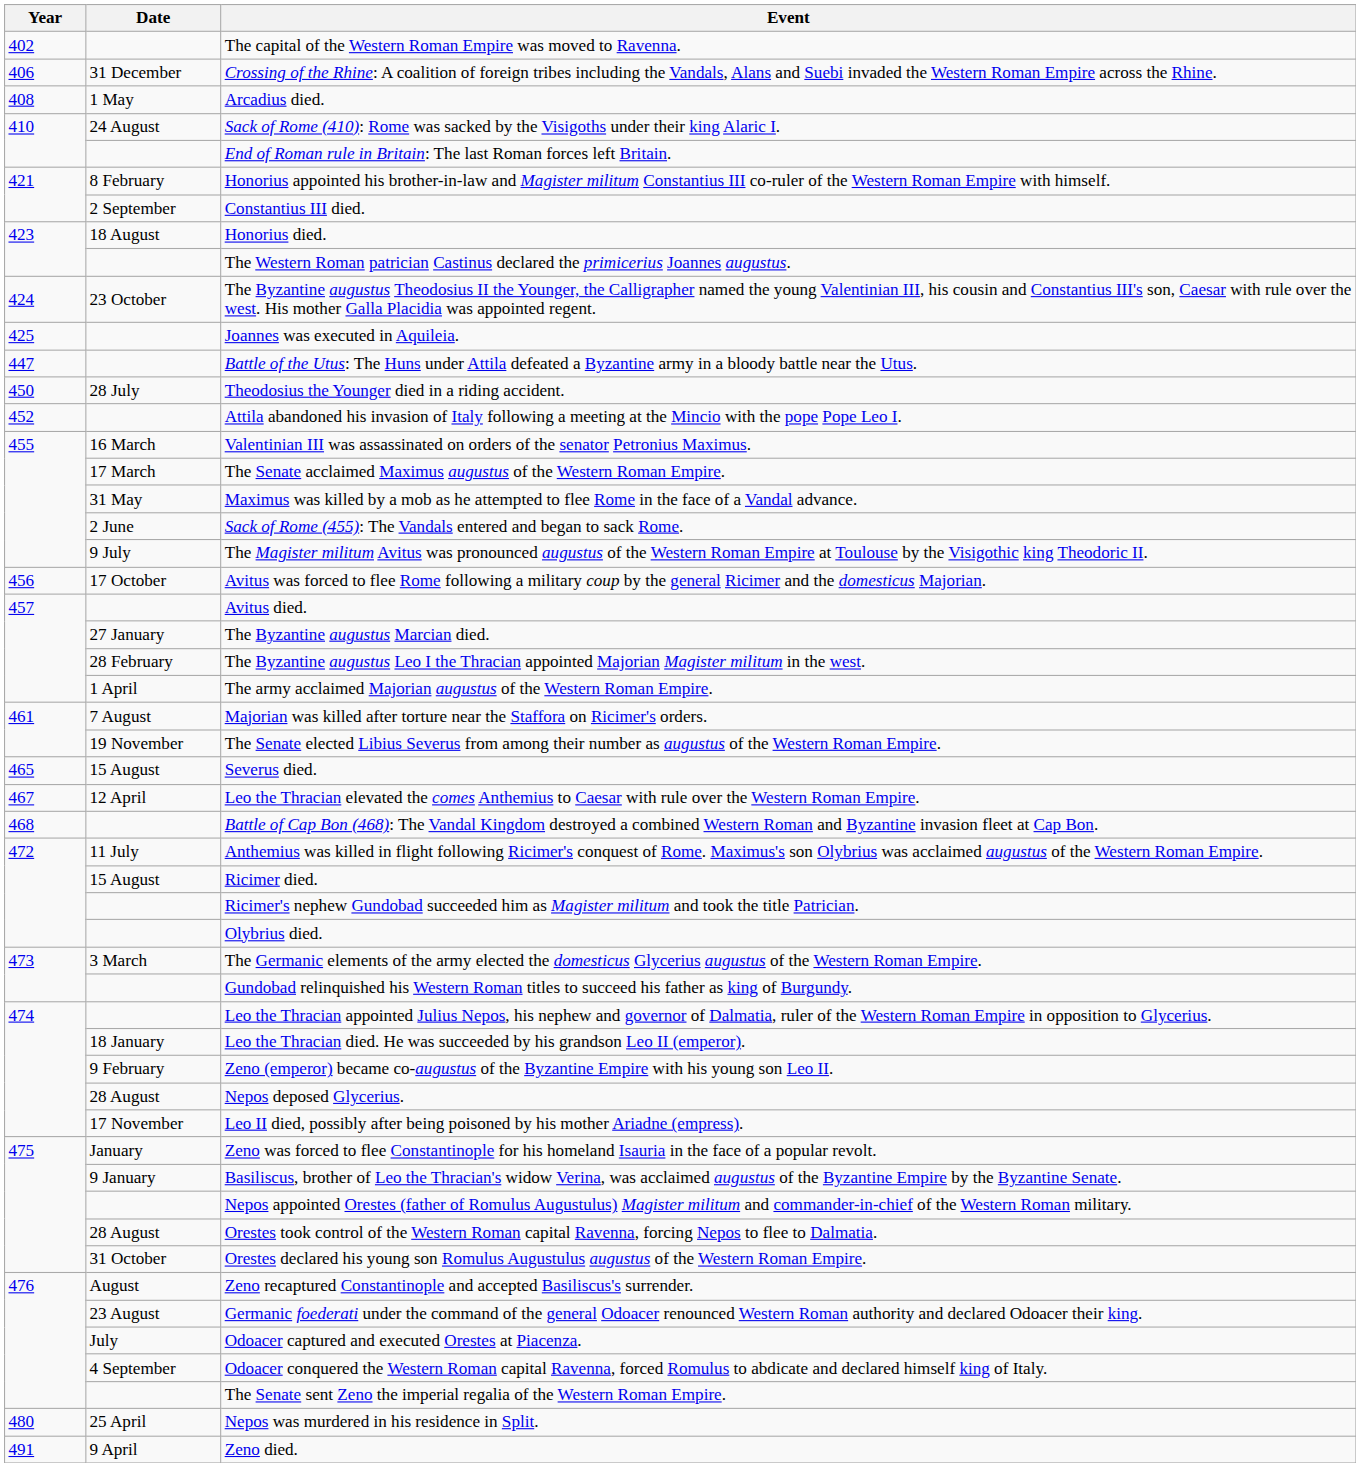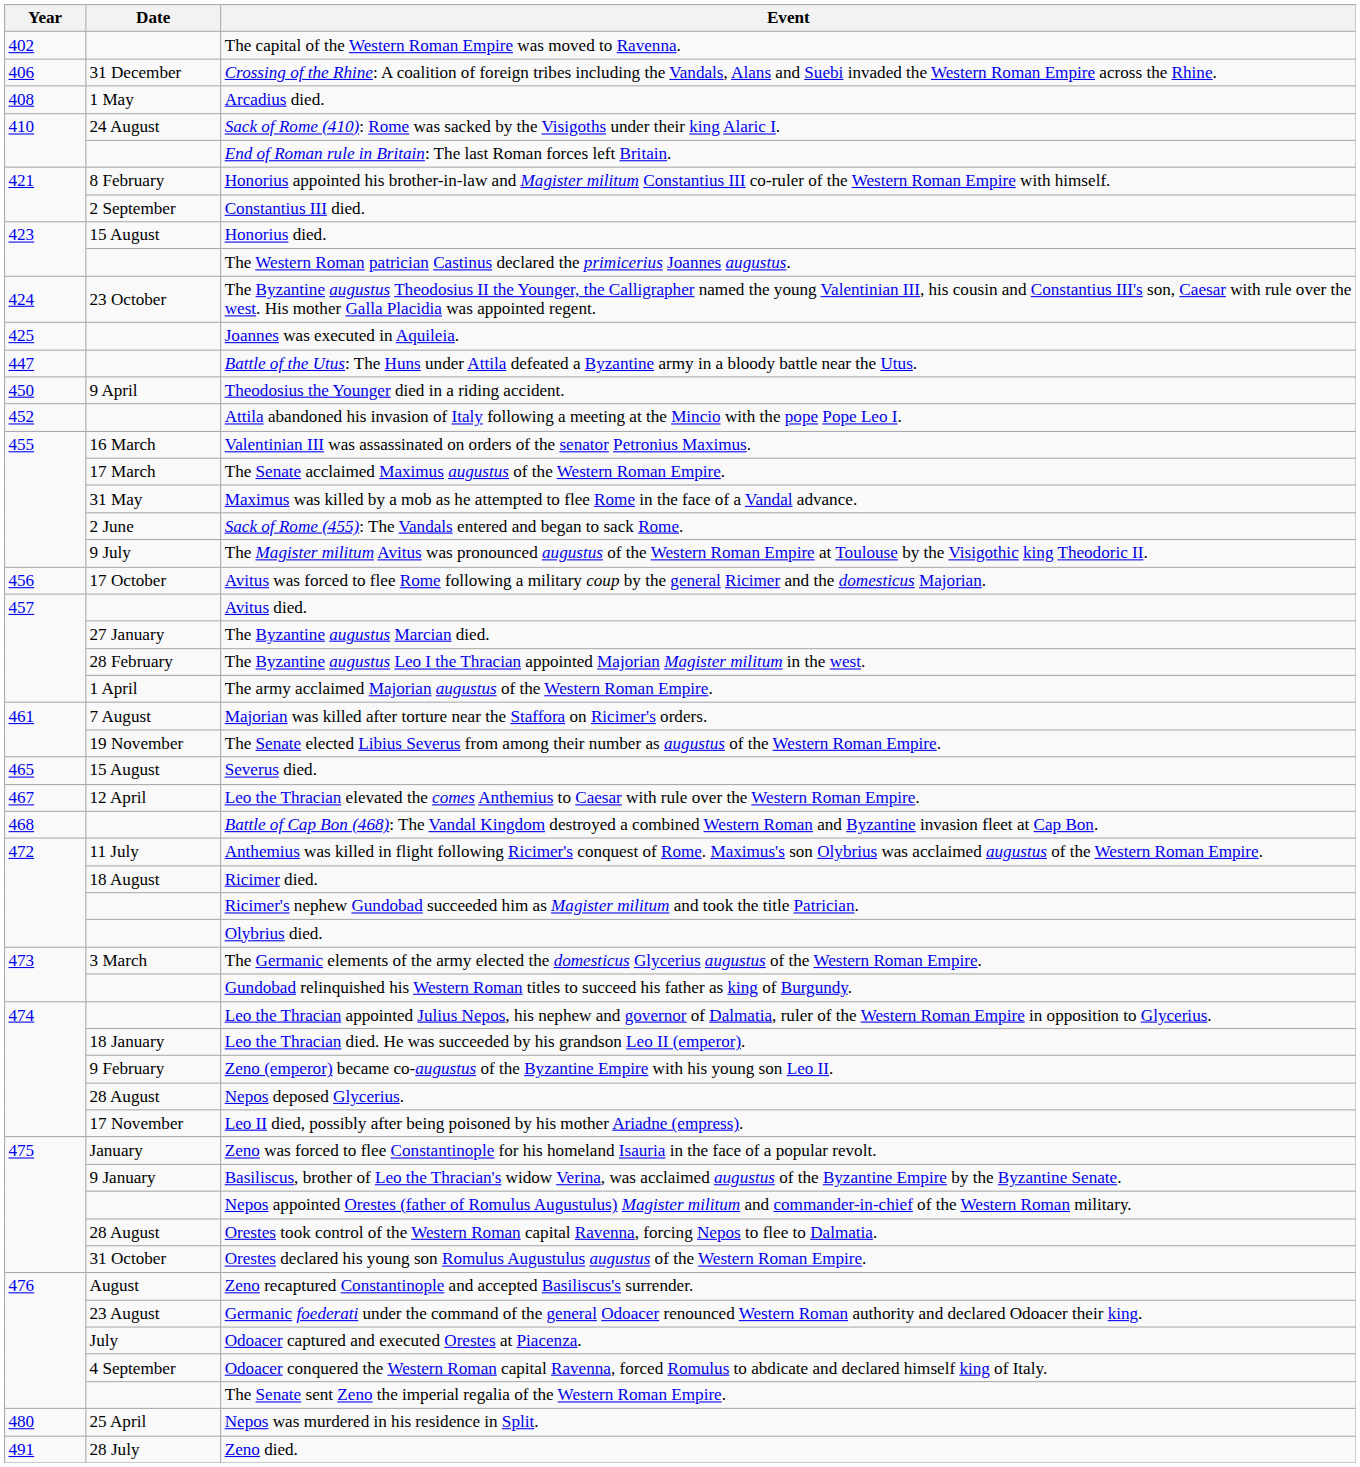(125, 235) 18 August -> (125, 235) 15 August
(115, 390) 28 July -> (114, 390) 9 April
(125, 879) 15 August -> (125, 879) 18 August
(114, 1449) 9 April -> (115, 1449) 28 July
